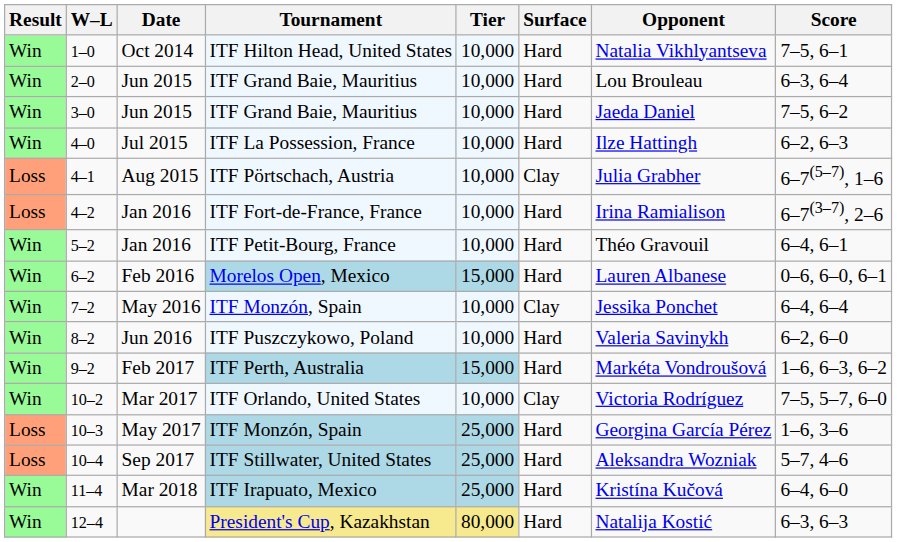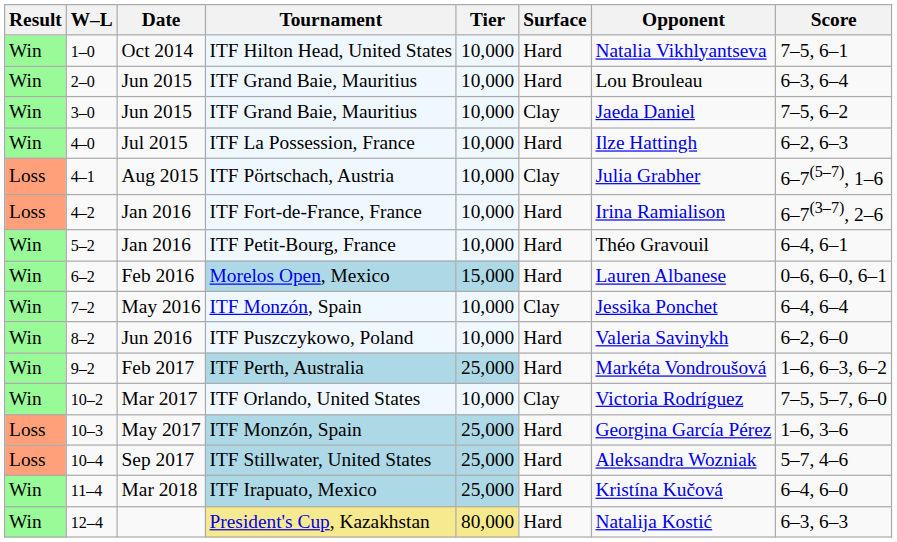(542, 111) Hard -> (541, 111) Clay
(488, 368) 15,000 -> (488, 368) 25,000
